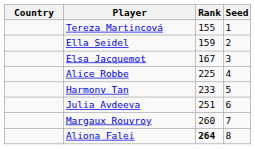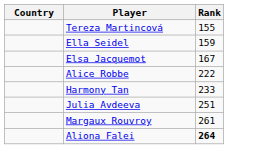- column: (237, 12)
(207, 74) 225 -> (207, 74) 222
(207, 120) 260 -> (207, 120) 261
